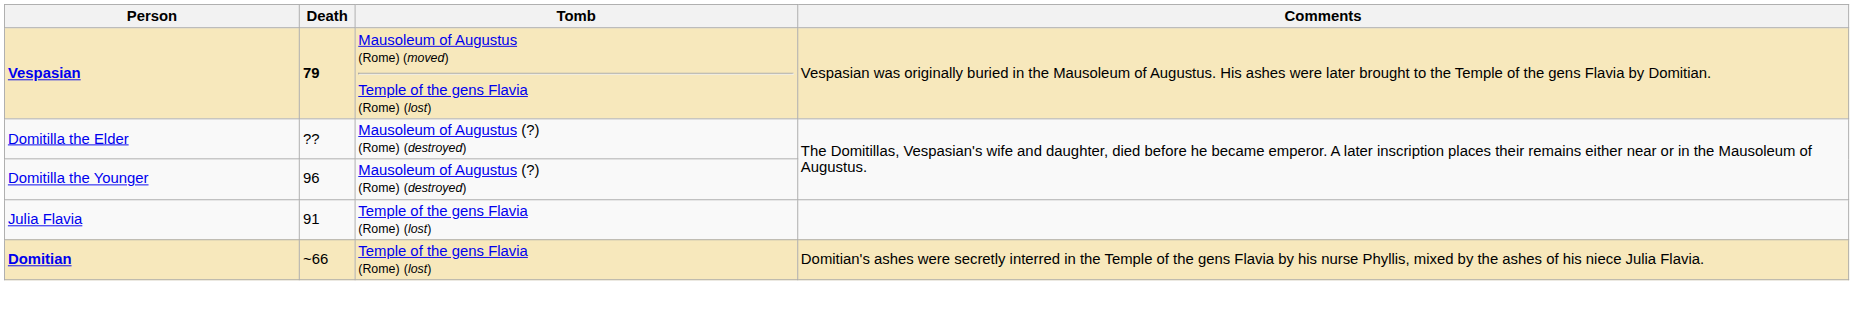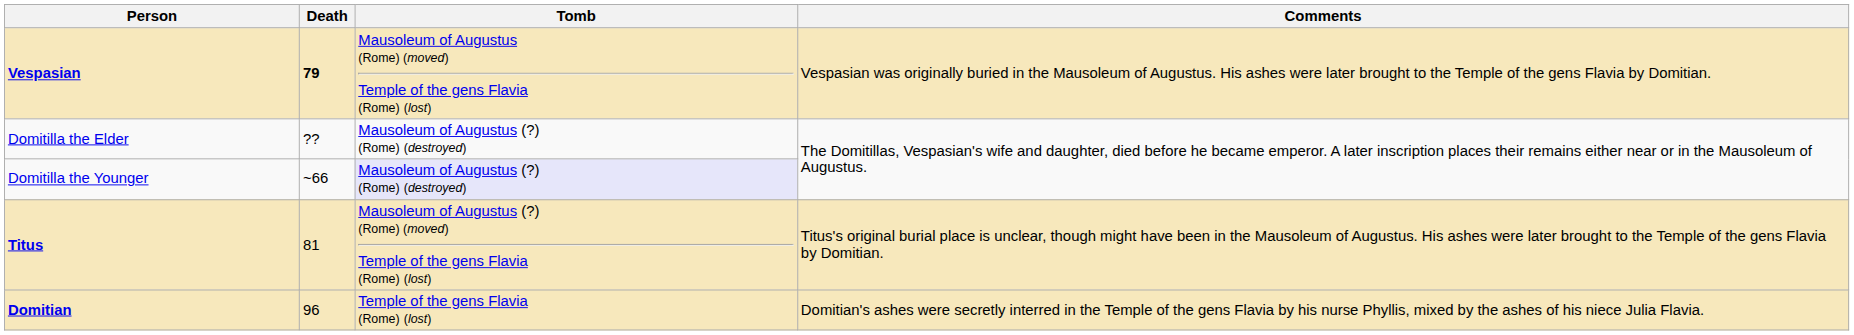(311, 179) 96 -> (316, 179) ~66
(449, 179) no background -> (449, 179) lavender background
+ row: (26, 244)
- row: (45, 219)
(316, 259) ~66 -> (311, 310) 96
